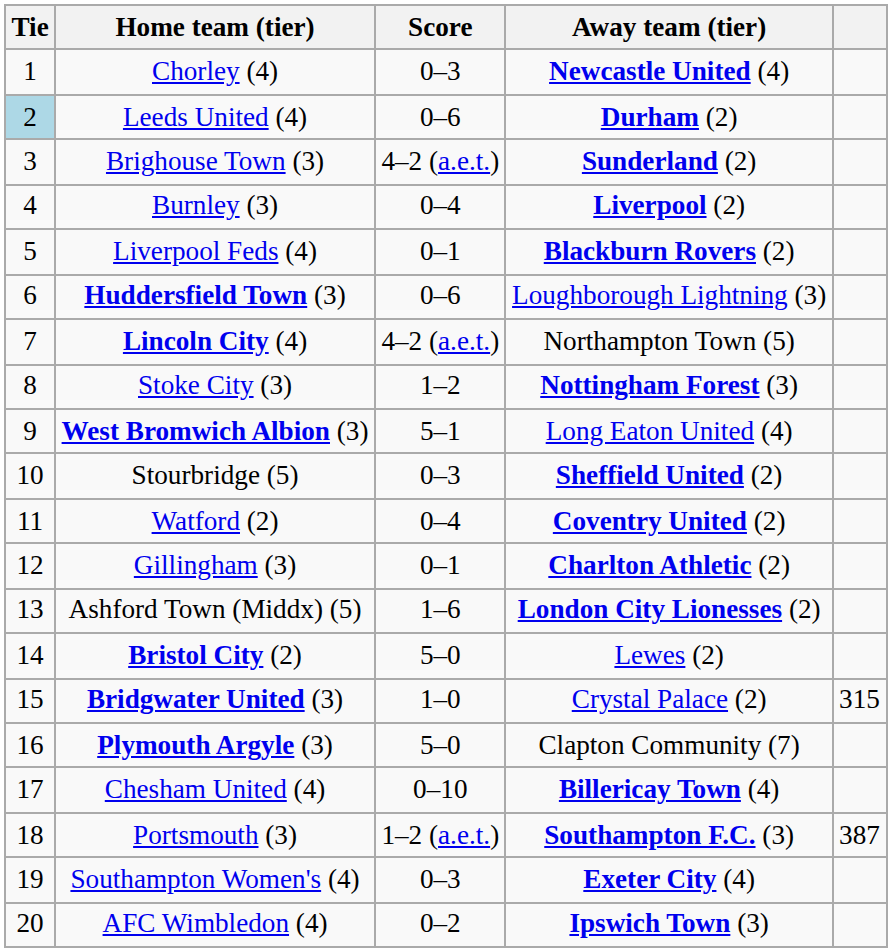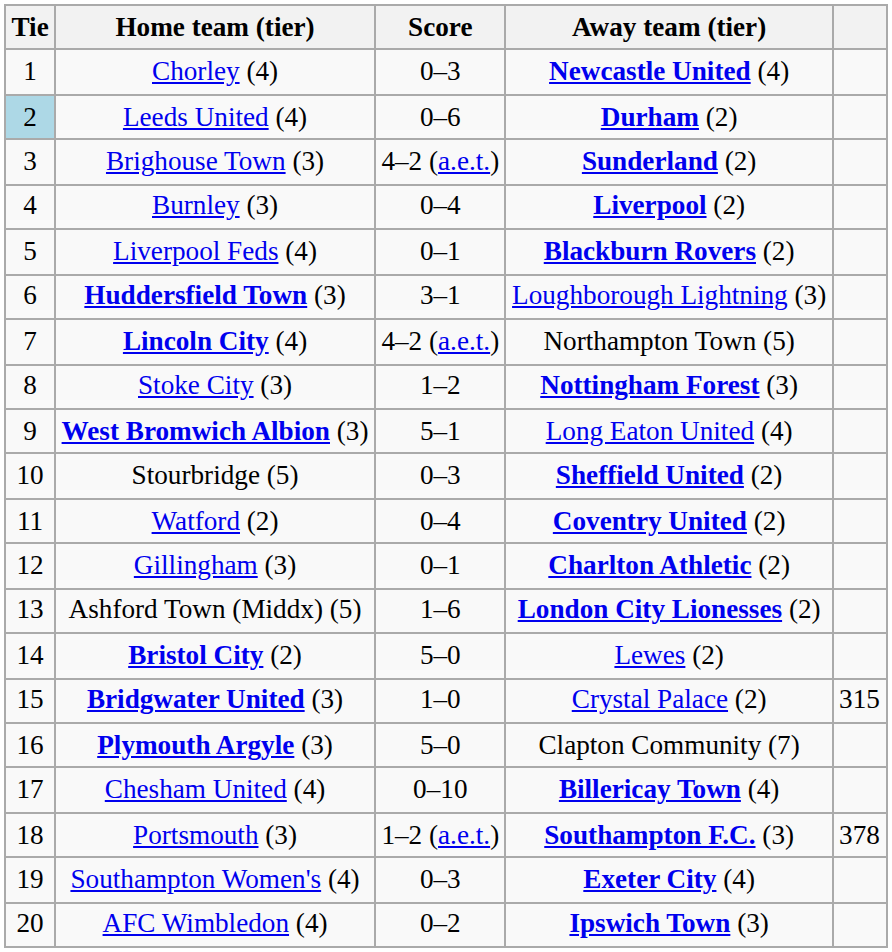(440, 295) 0–6 -> (440, 295) 3–1
(859, 834) 387 -> (859, 834) 378
